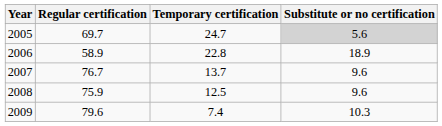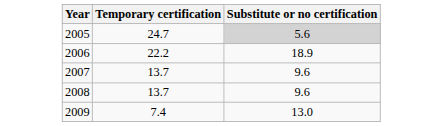- column: (92, 14)
(216, 53) 22.8 -> (158, 53) 22.2
(216, 92) 12.5 -> (158, 92) 13.7
(359, 111) 10.3 -> (302, 111) 13.0
